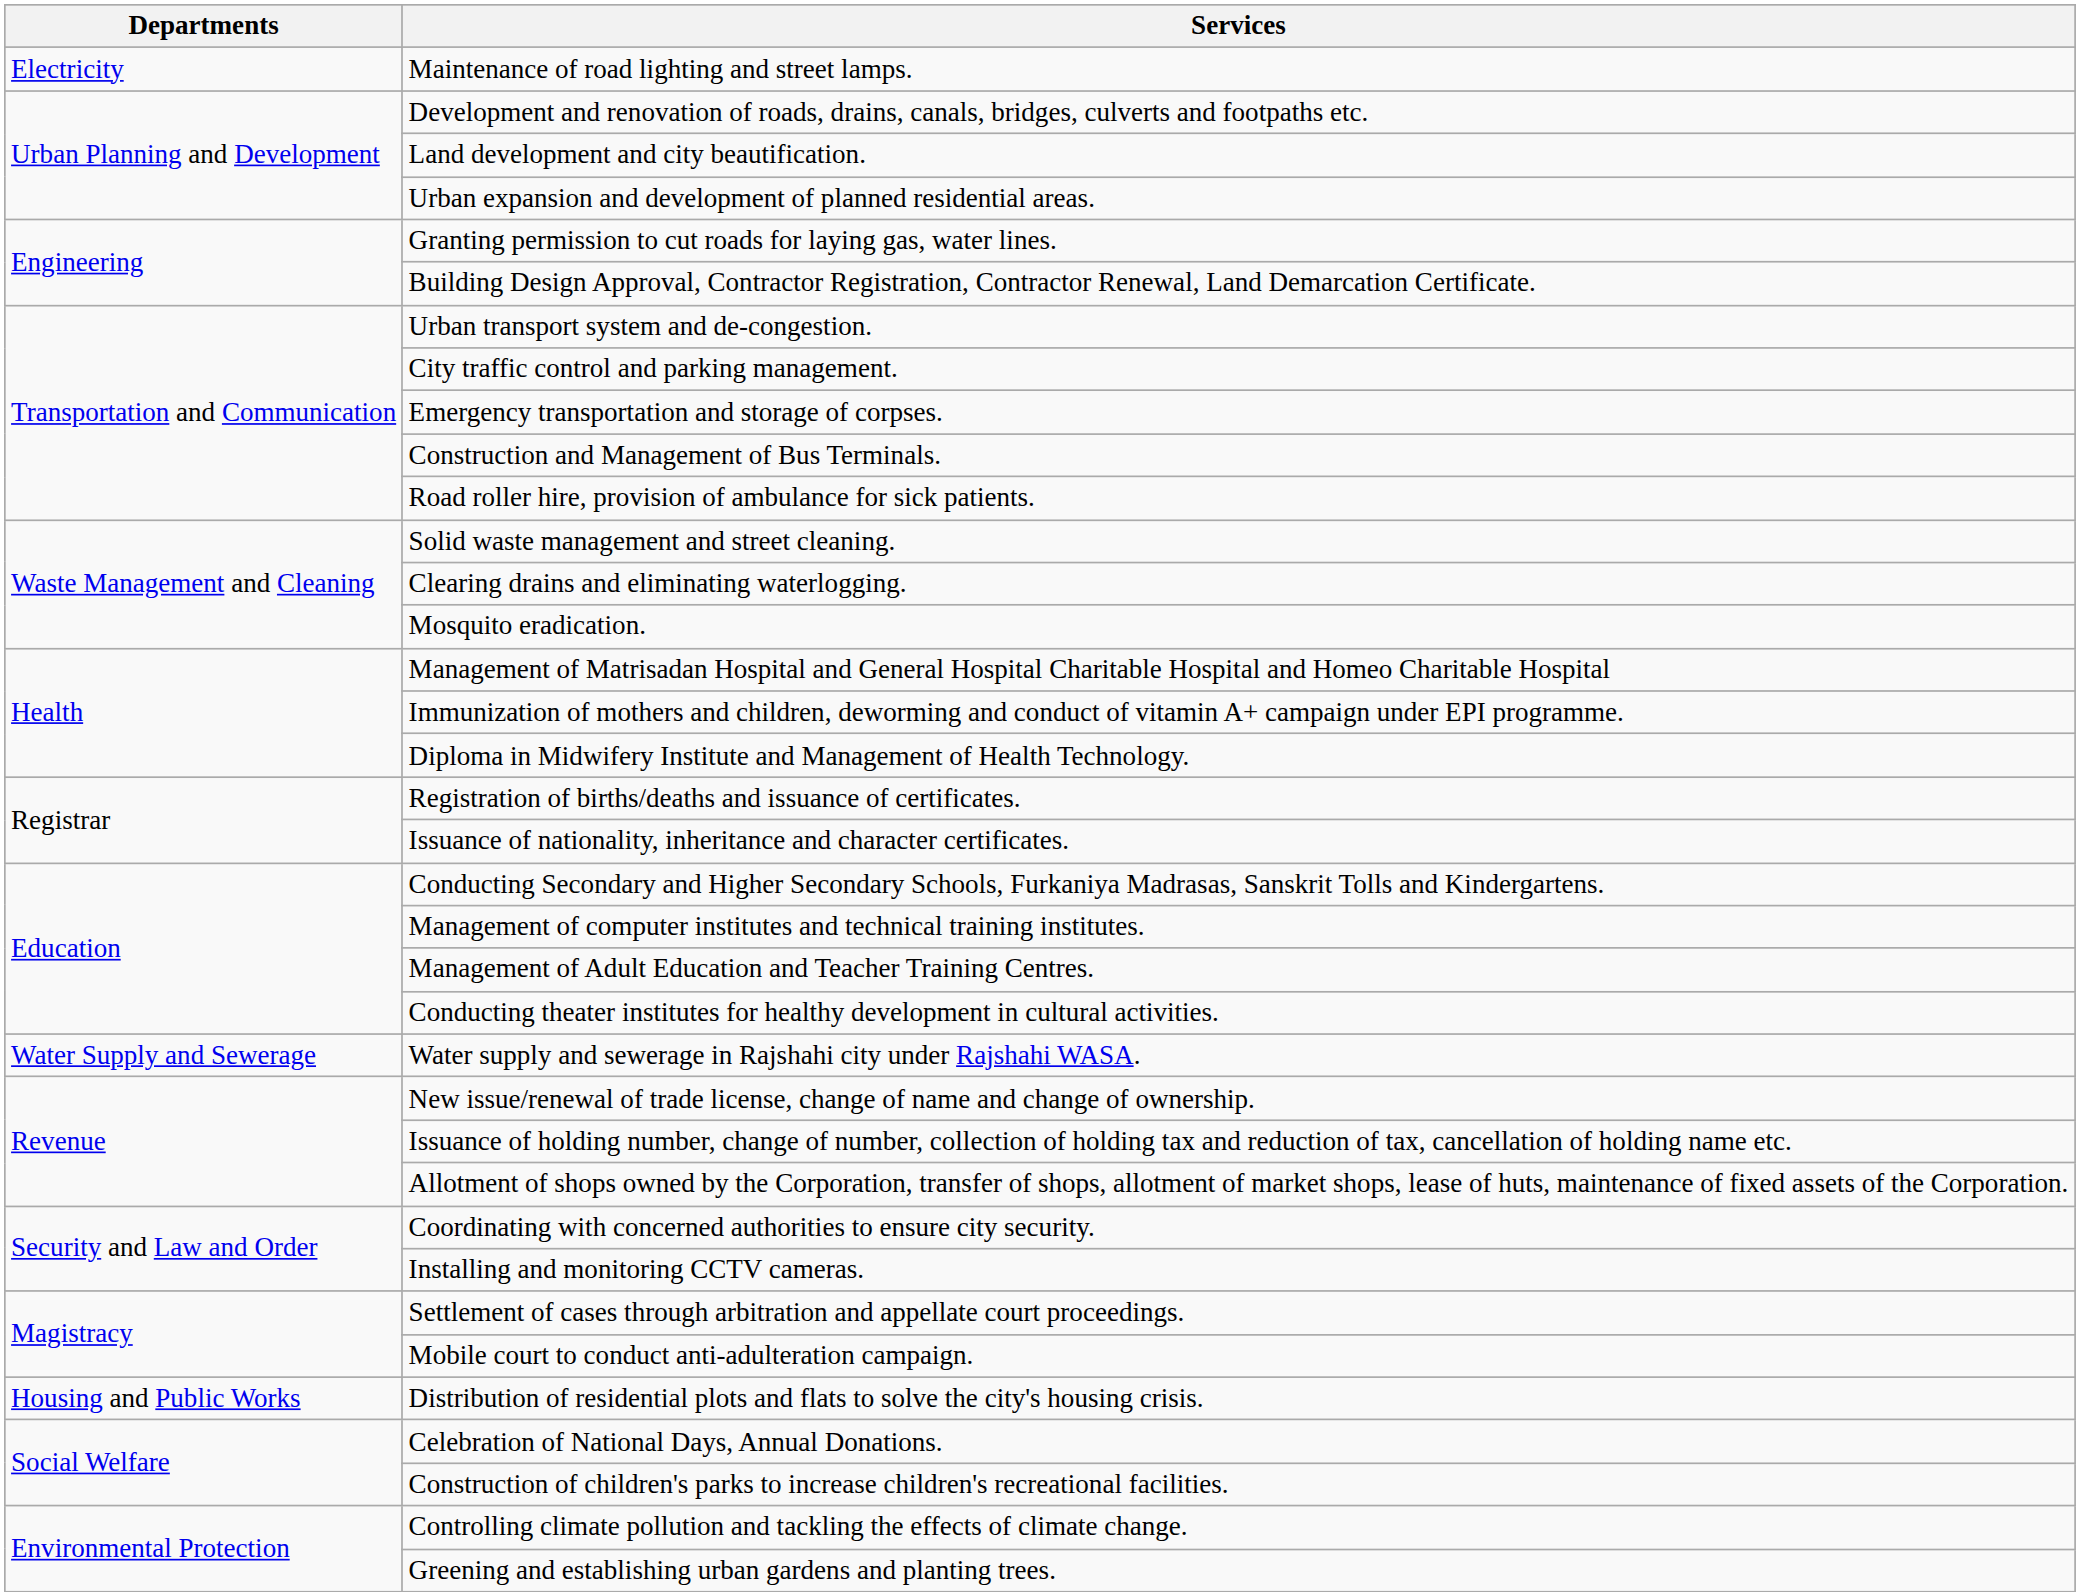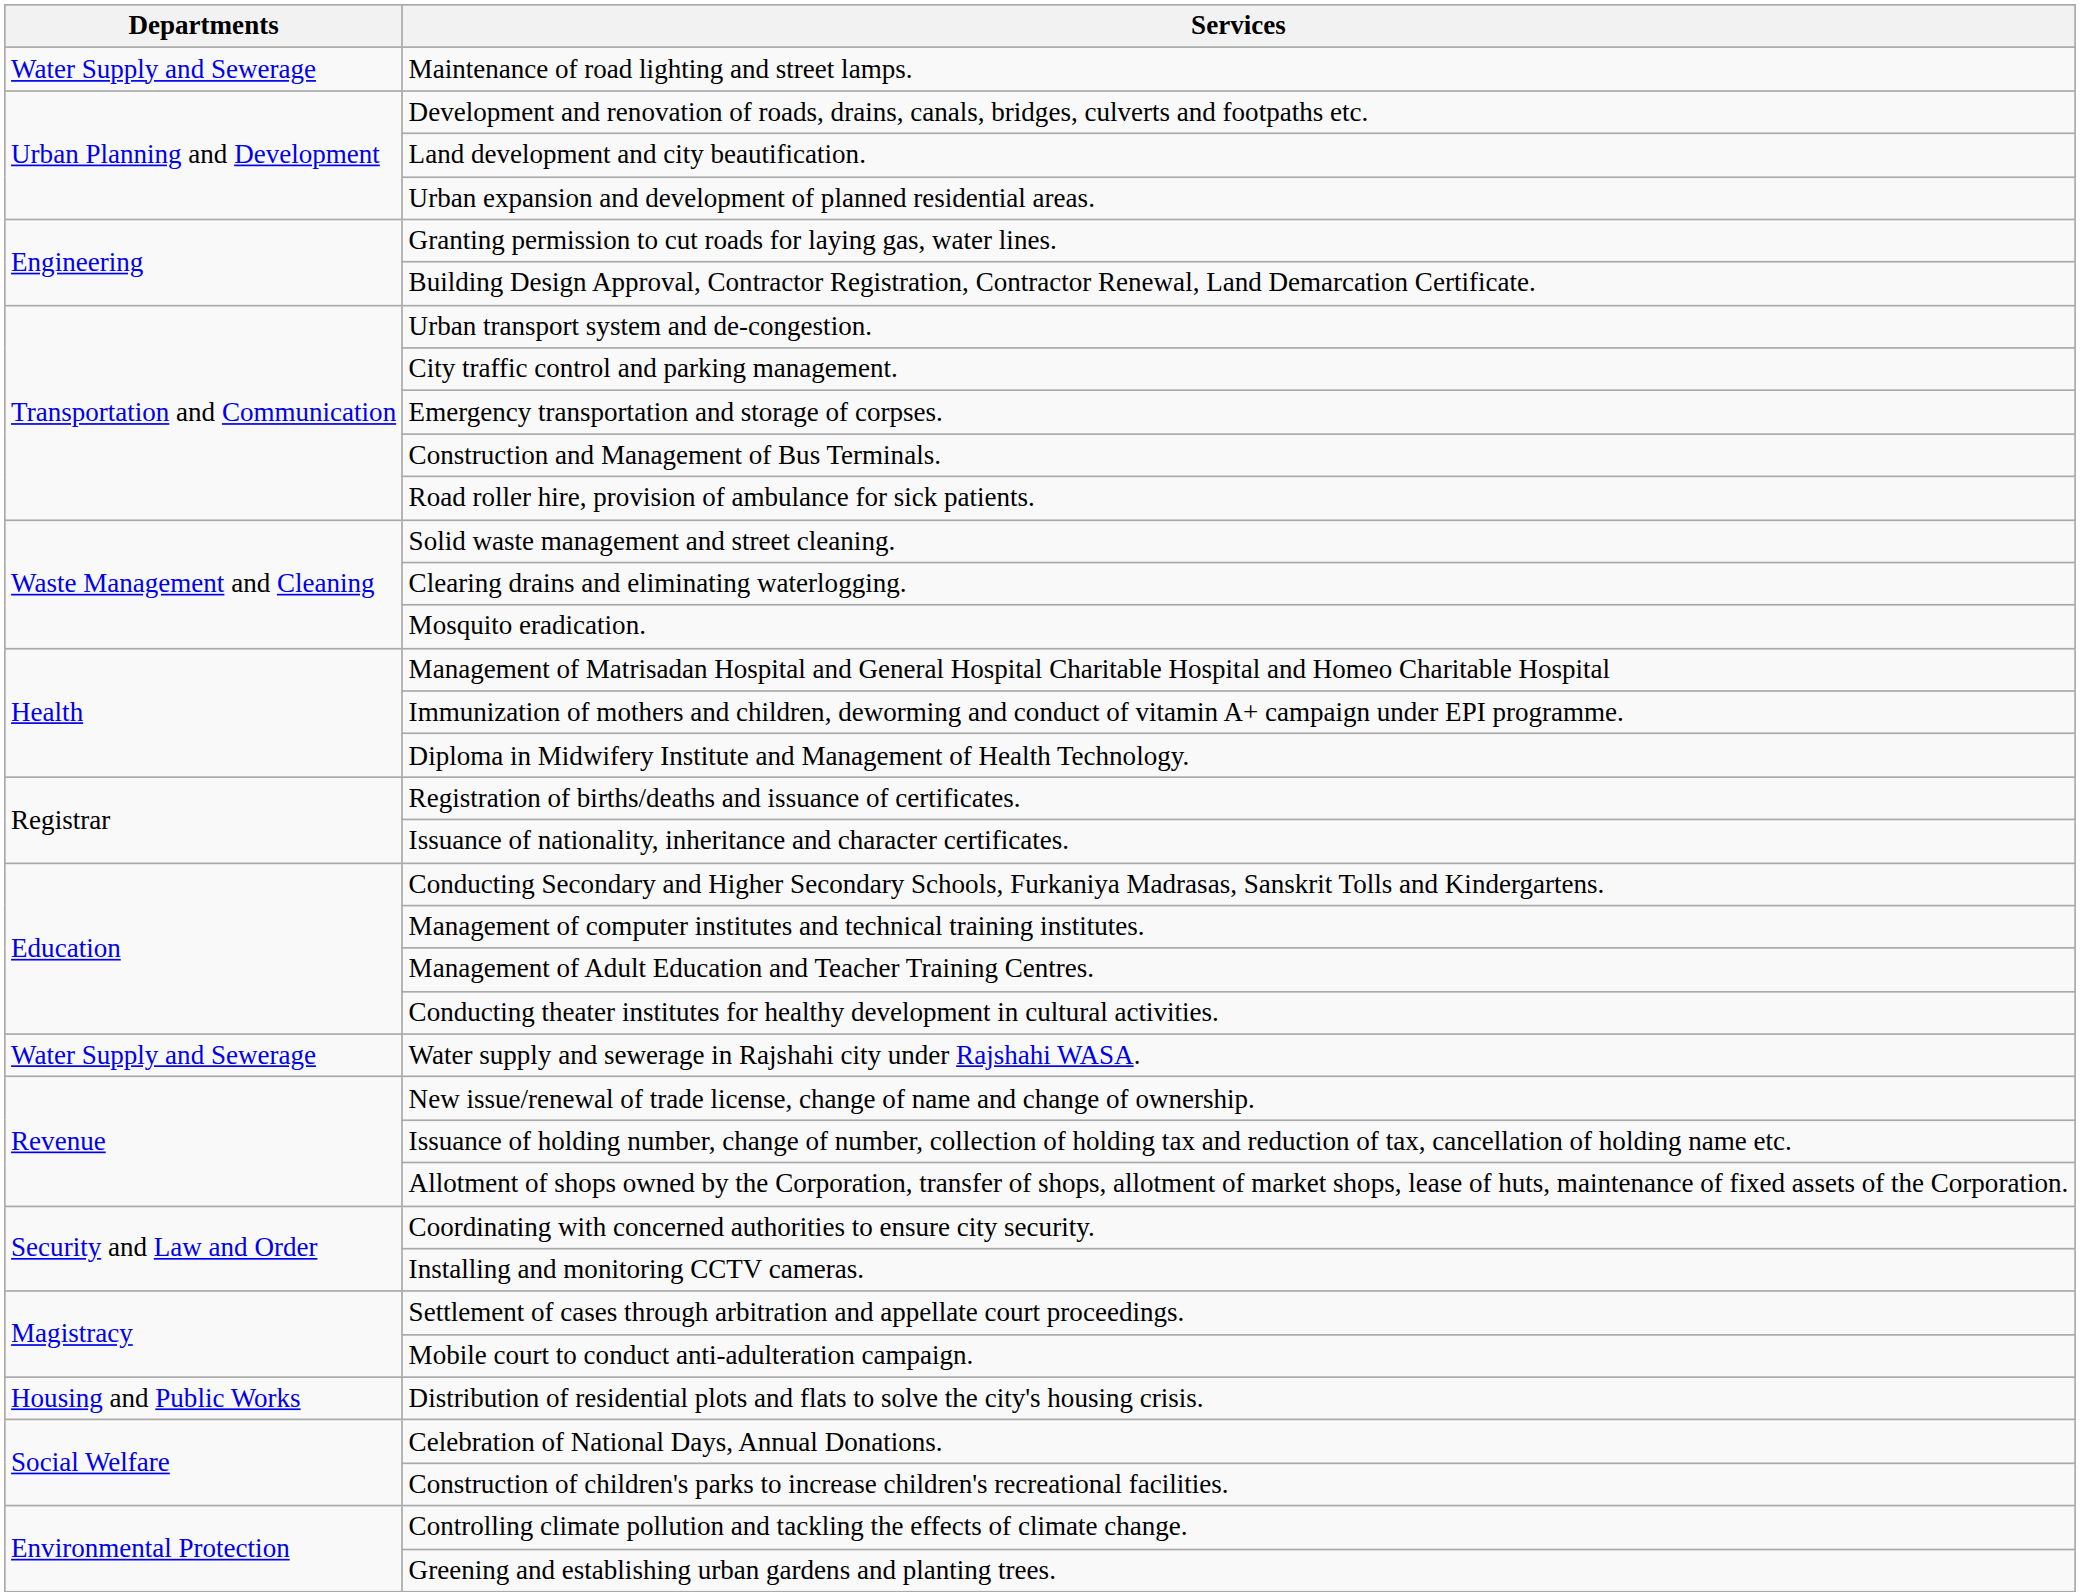(67, 68) Electricity -> (164, 68) Water Supply and Sewerage
